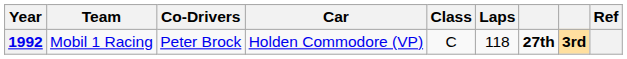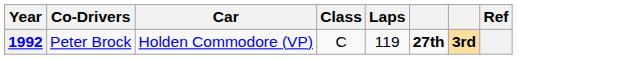- column: (101, 17)
(497, 42) 118 -> (387, 42) 119
